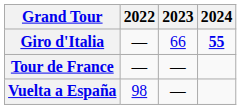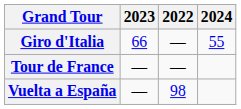columns swapped: (139, 16) <-> (178, 16)
(217, 41) bold -> (217, 41) normal
